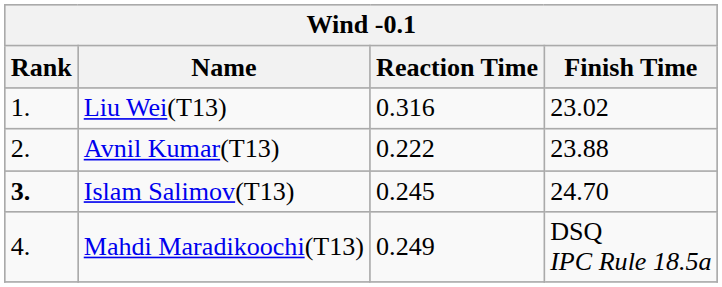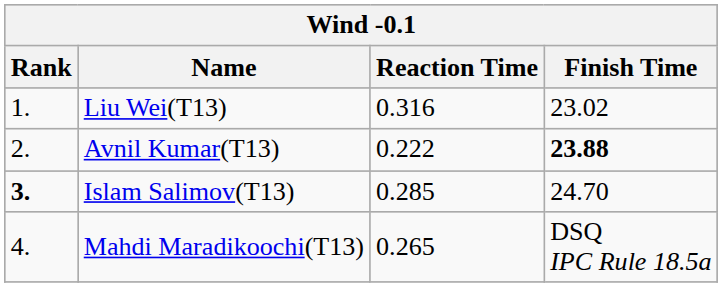(579, 149) normal -> (579, 149) bold
(405, 190) 0.245 -> (405, 190) 0.285
(405, 246) 0.249 -> (405, 246) 0.265
